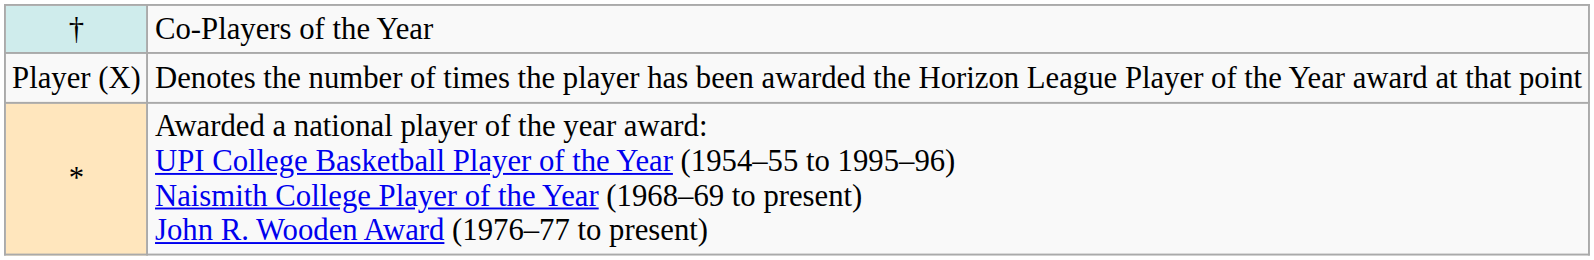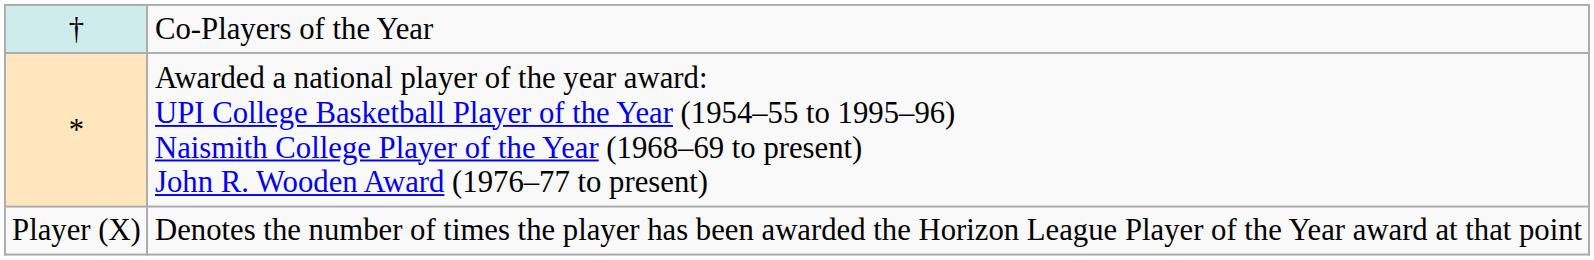rows swapped: (76, 178) <-> (76, 77)
